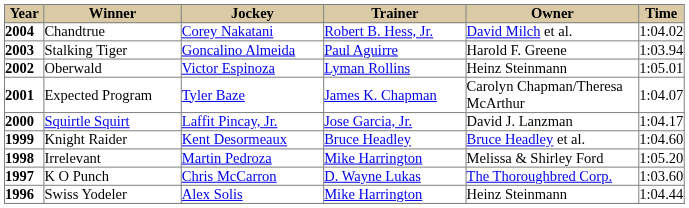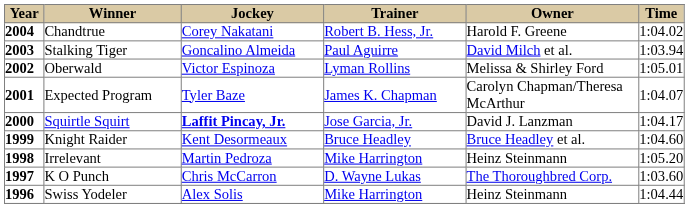(519, 31) David Milch et al. -> (517, 31) Harold F. Greene
(517, 49) Harold F. Greene -> (519, 49) David Milch et al.
(517, 68) Heinz Steinmann -> (535, 68) Melissa & Shirley Ford
(230, 121) normal -> (234, 121) bold
(535, 158) Melissa & Shirley Ford -> (517, 158) Heinz Steinmann
